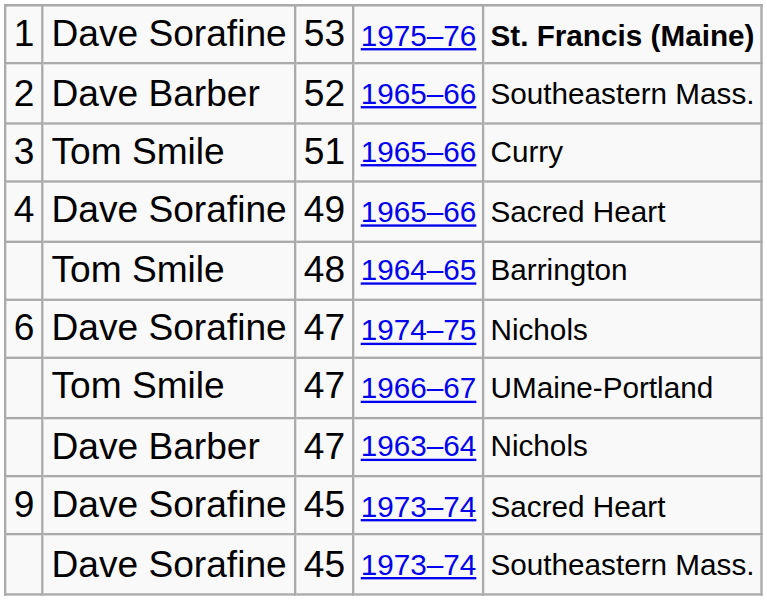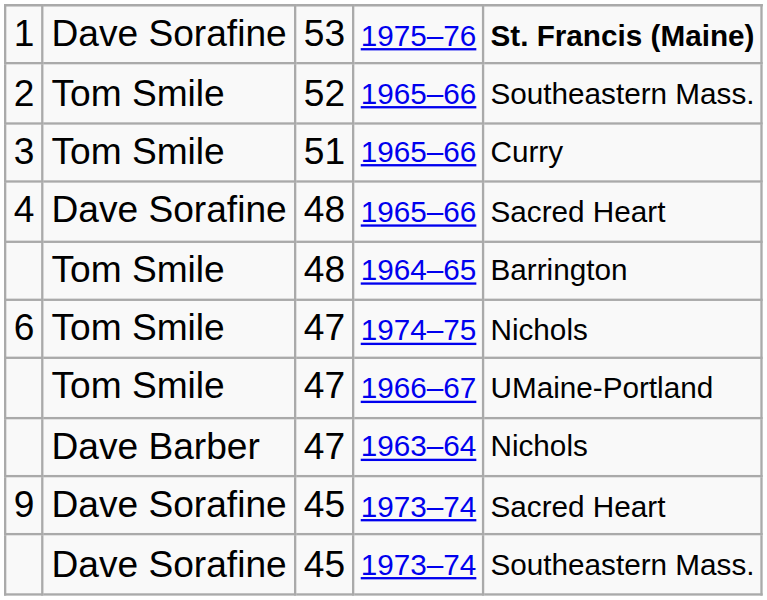(156, 92) Dave Barber -> (138, 92) Tom Smile
(324, 210) 49 -> (324, 210) 48
(169, 328) Dave Sorafine -> (138, 328) Tom Smile
